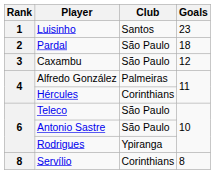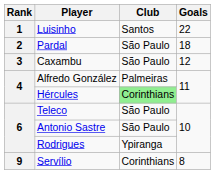(185, 29) 23 -> (185, 29) 22
(148, 95) no background -> (148, 95) lightgreen background
(19, 161) 8 -> (19, 161) 9
